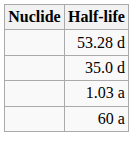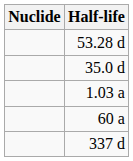+ row: (107, 144)
